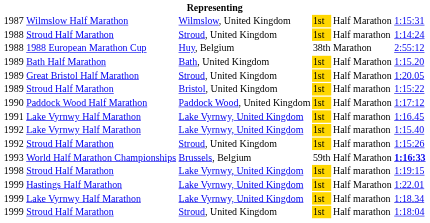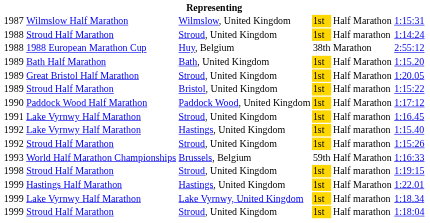(241, 116) Lake Vyrnwy, United Kingdom -> (228, 116) Stroud, United Kingdom
(241, 130) Lake Vyrnwy, United Kingdom -> (232, 130) Hastings, United Kingdom
(410, 157) bold -> (409, 157) normal
(241, 171) Lake Vyrnwy, United Kingdom -> (228, 171) Stroud, United Kingdom
(241, 184) Lake Vyrnwy, United Kingdom -> (232, 184) Hastings, United Kingdom
